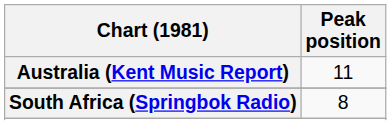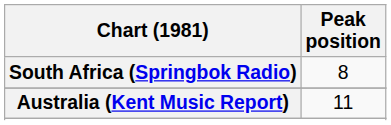rows swapped: (153, 72) <-> (153, 103)
